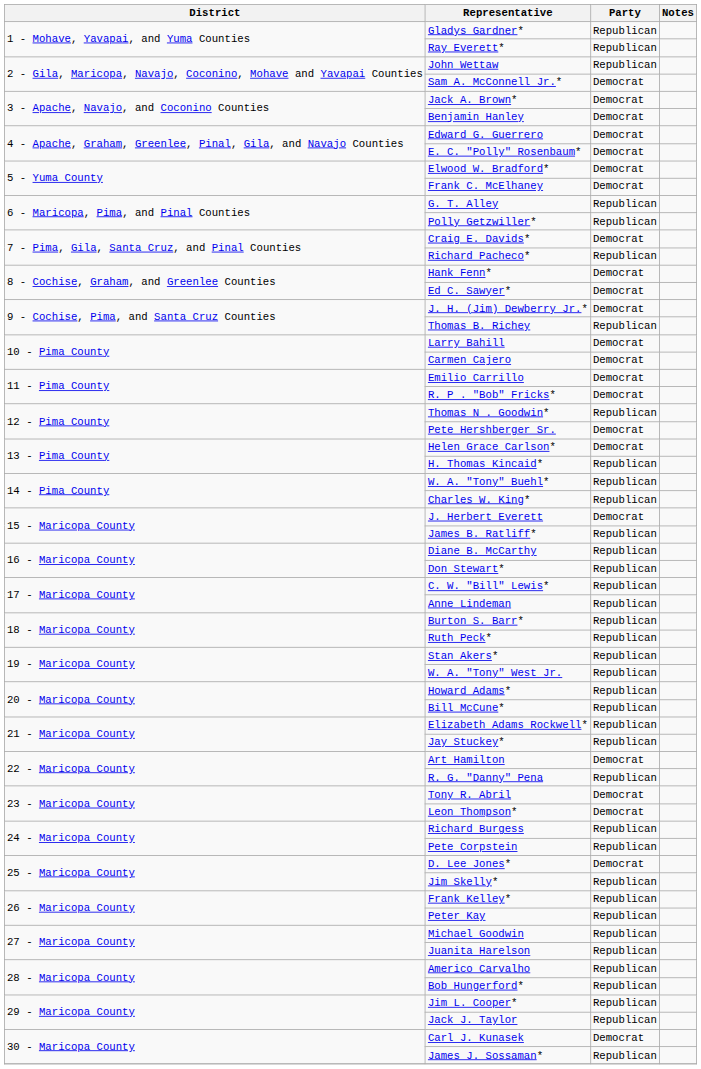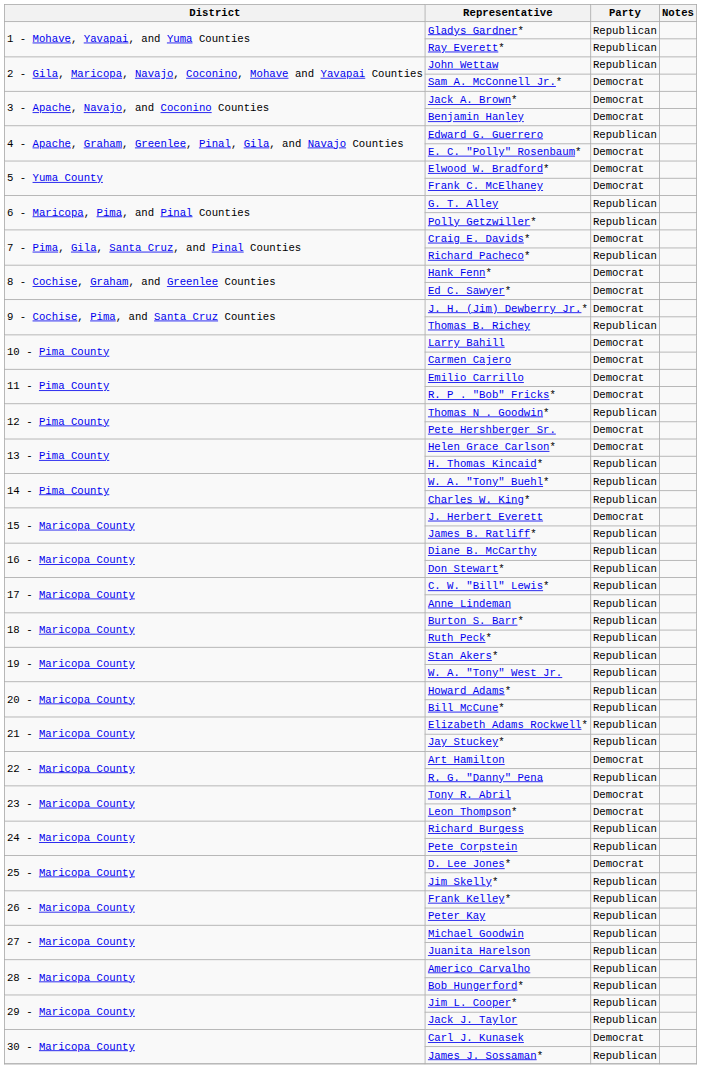(619, 135) Democrat -> (625, 135) Republican
